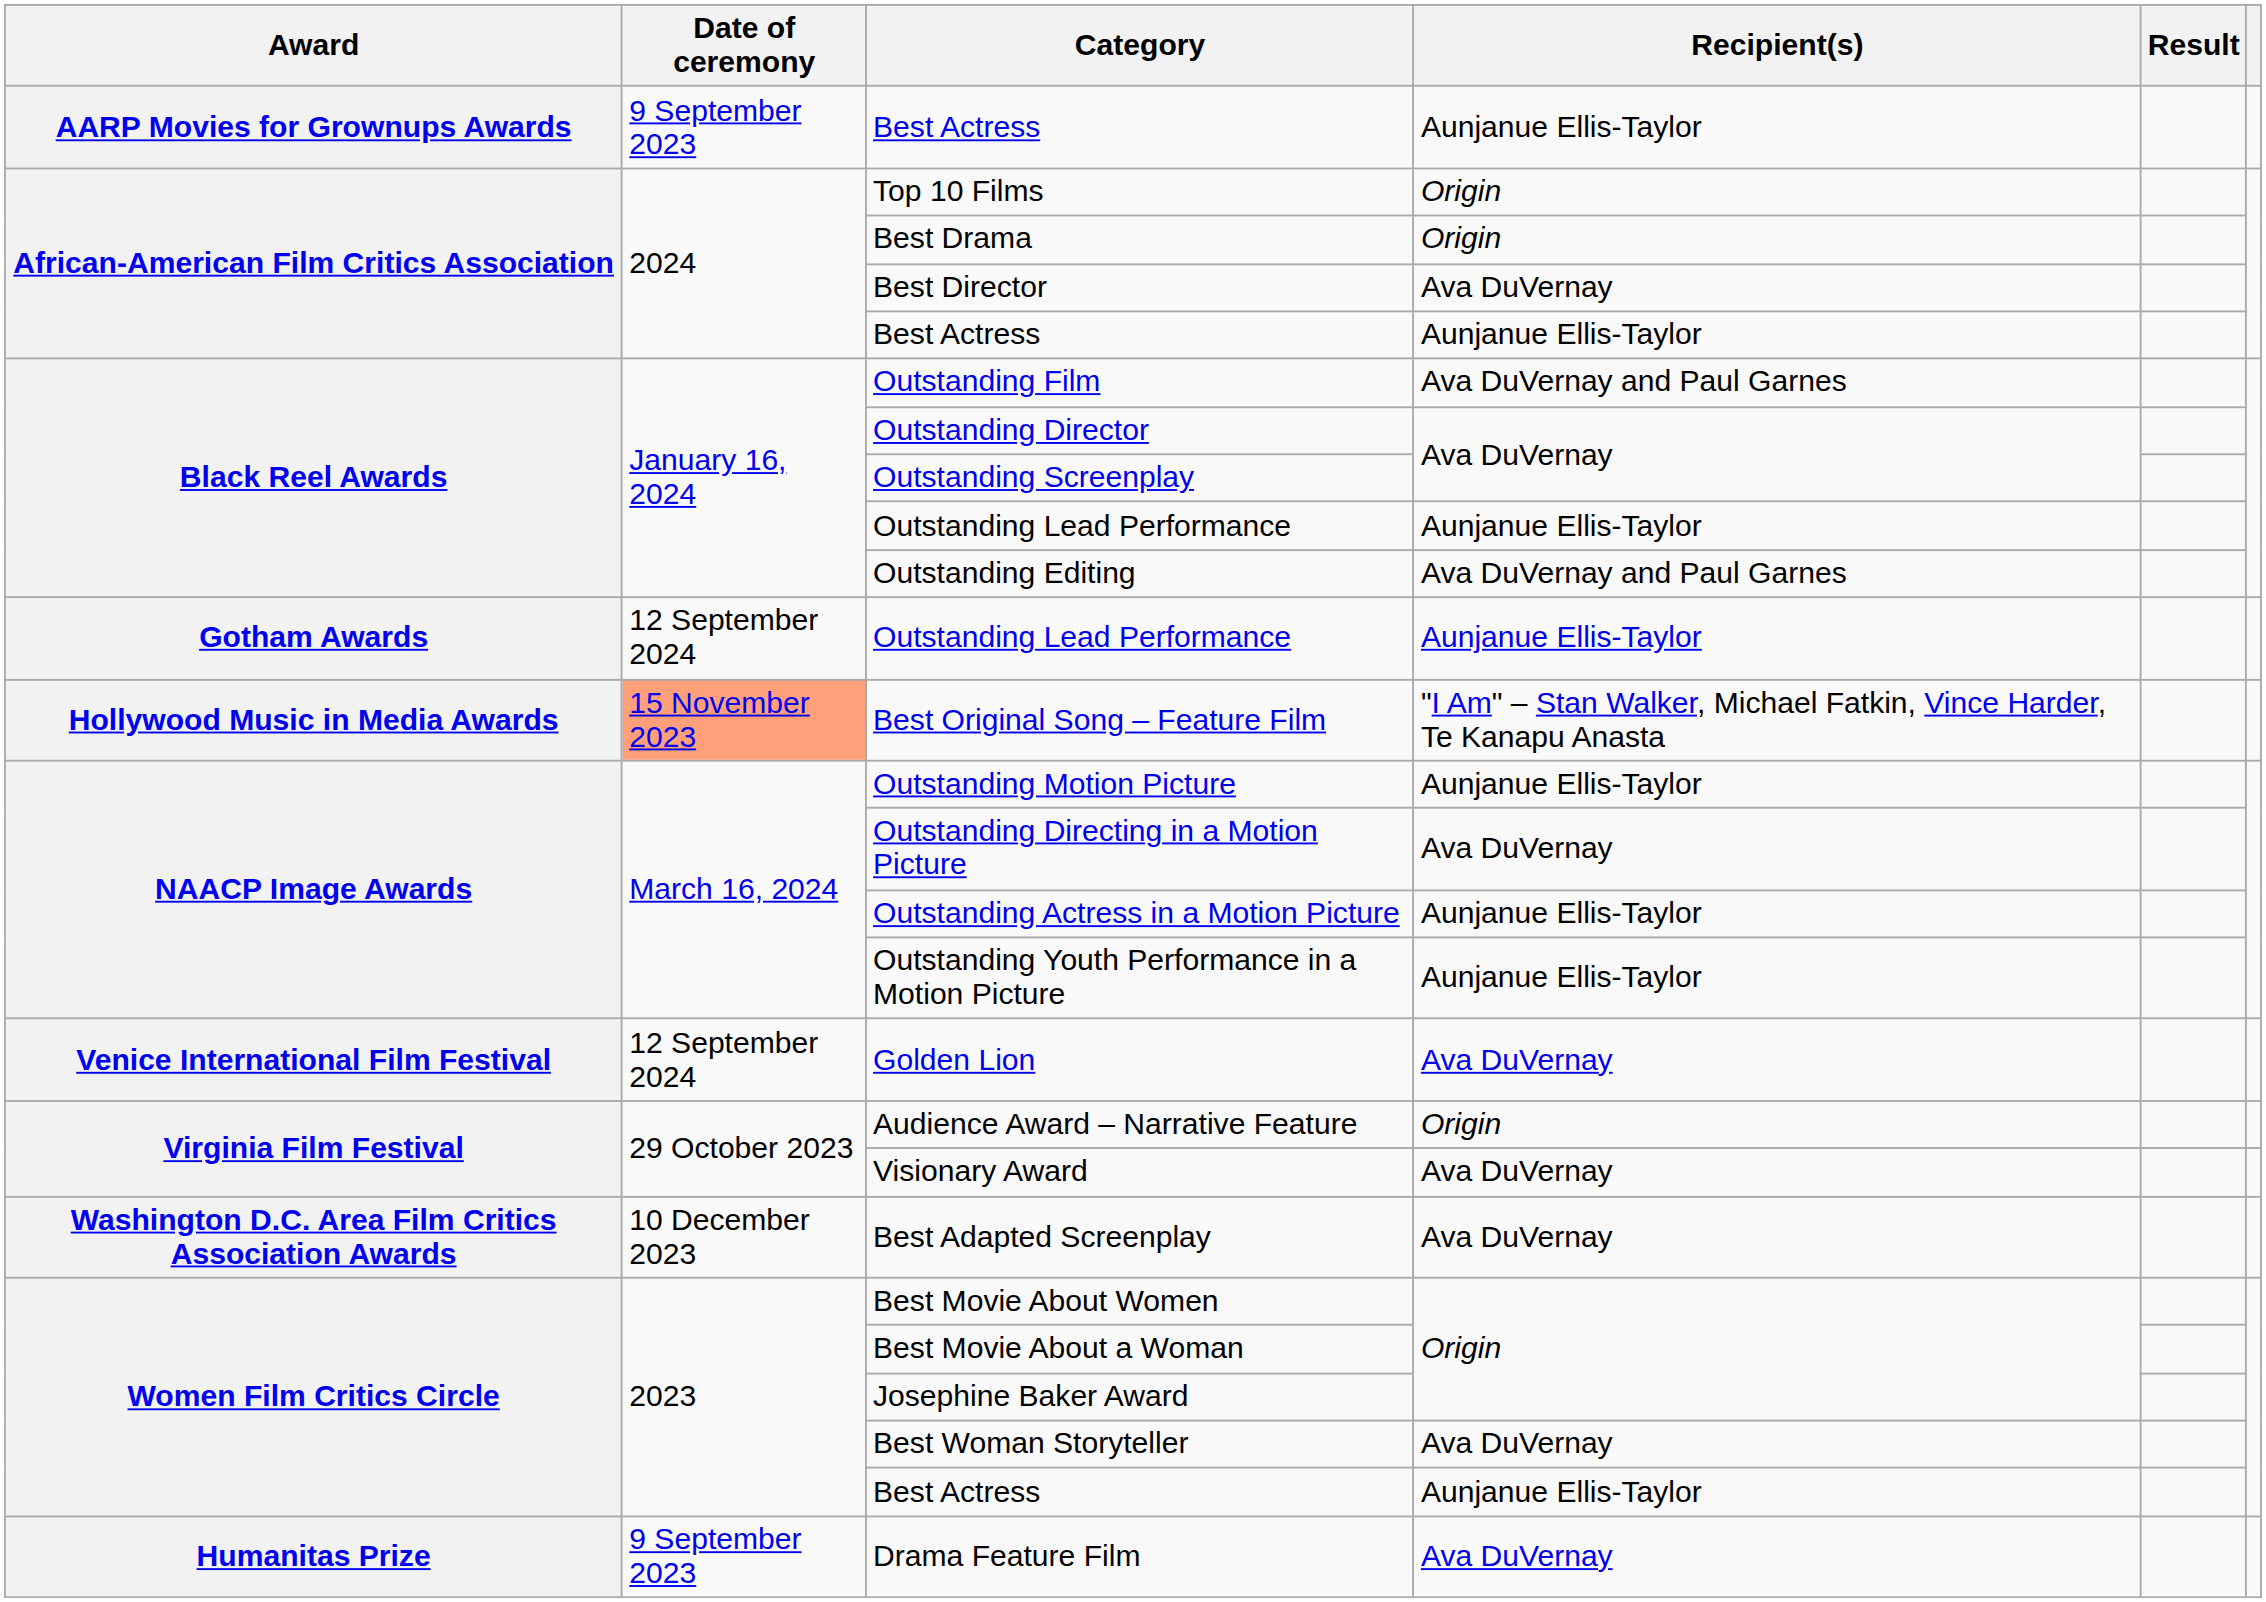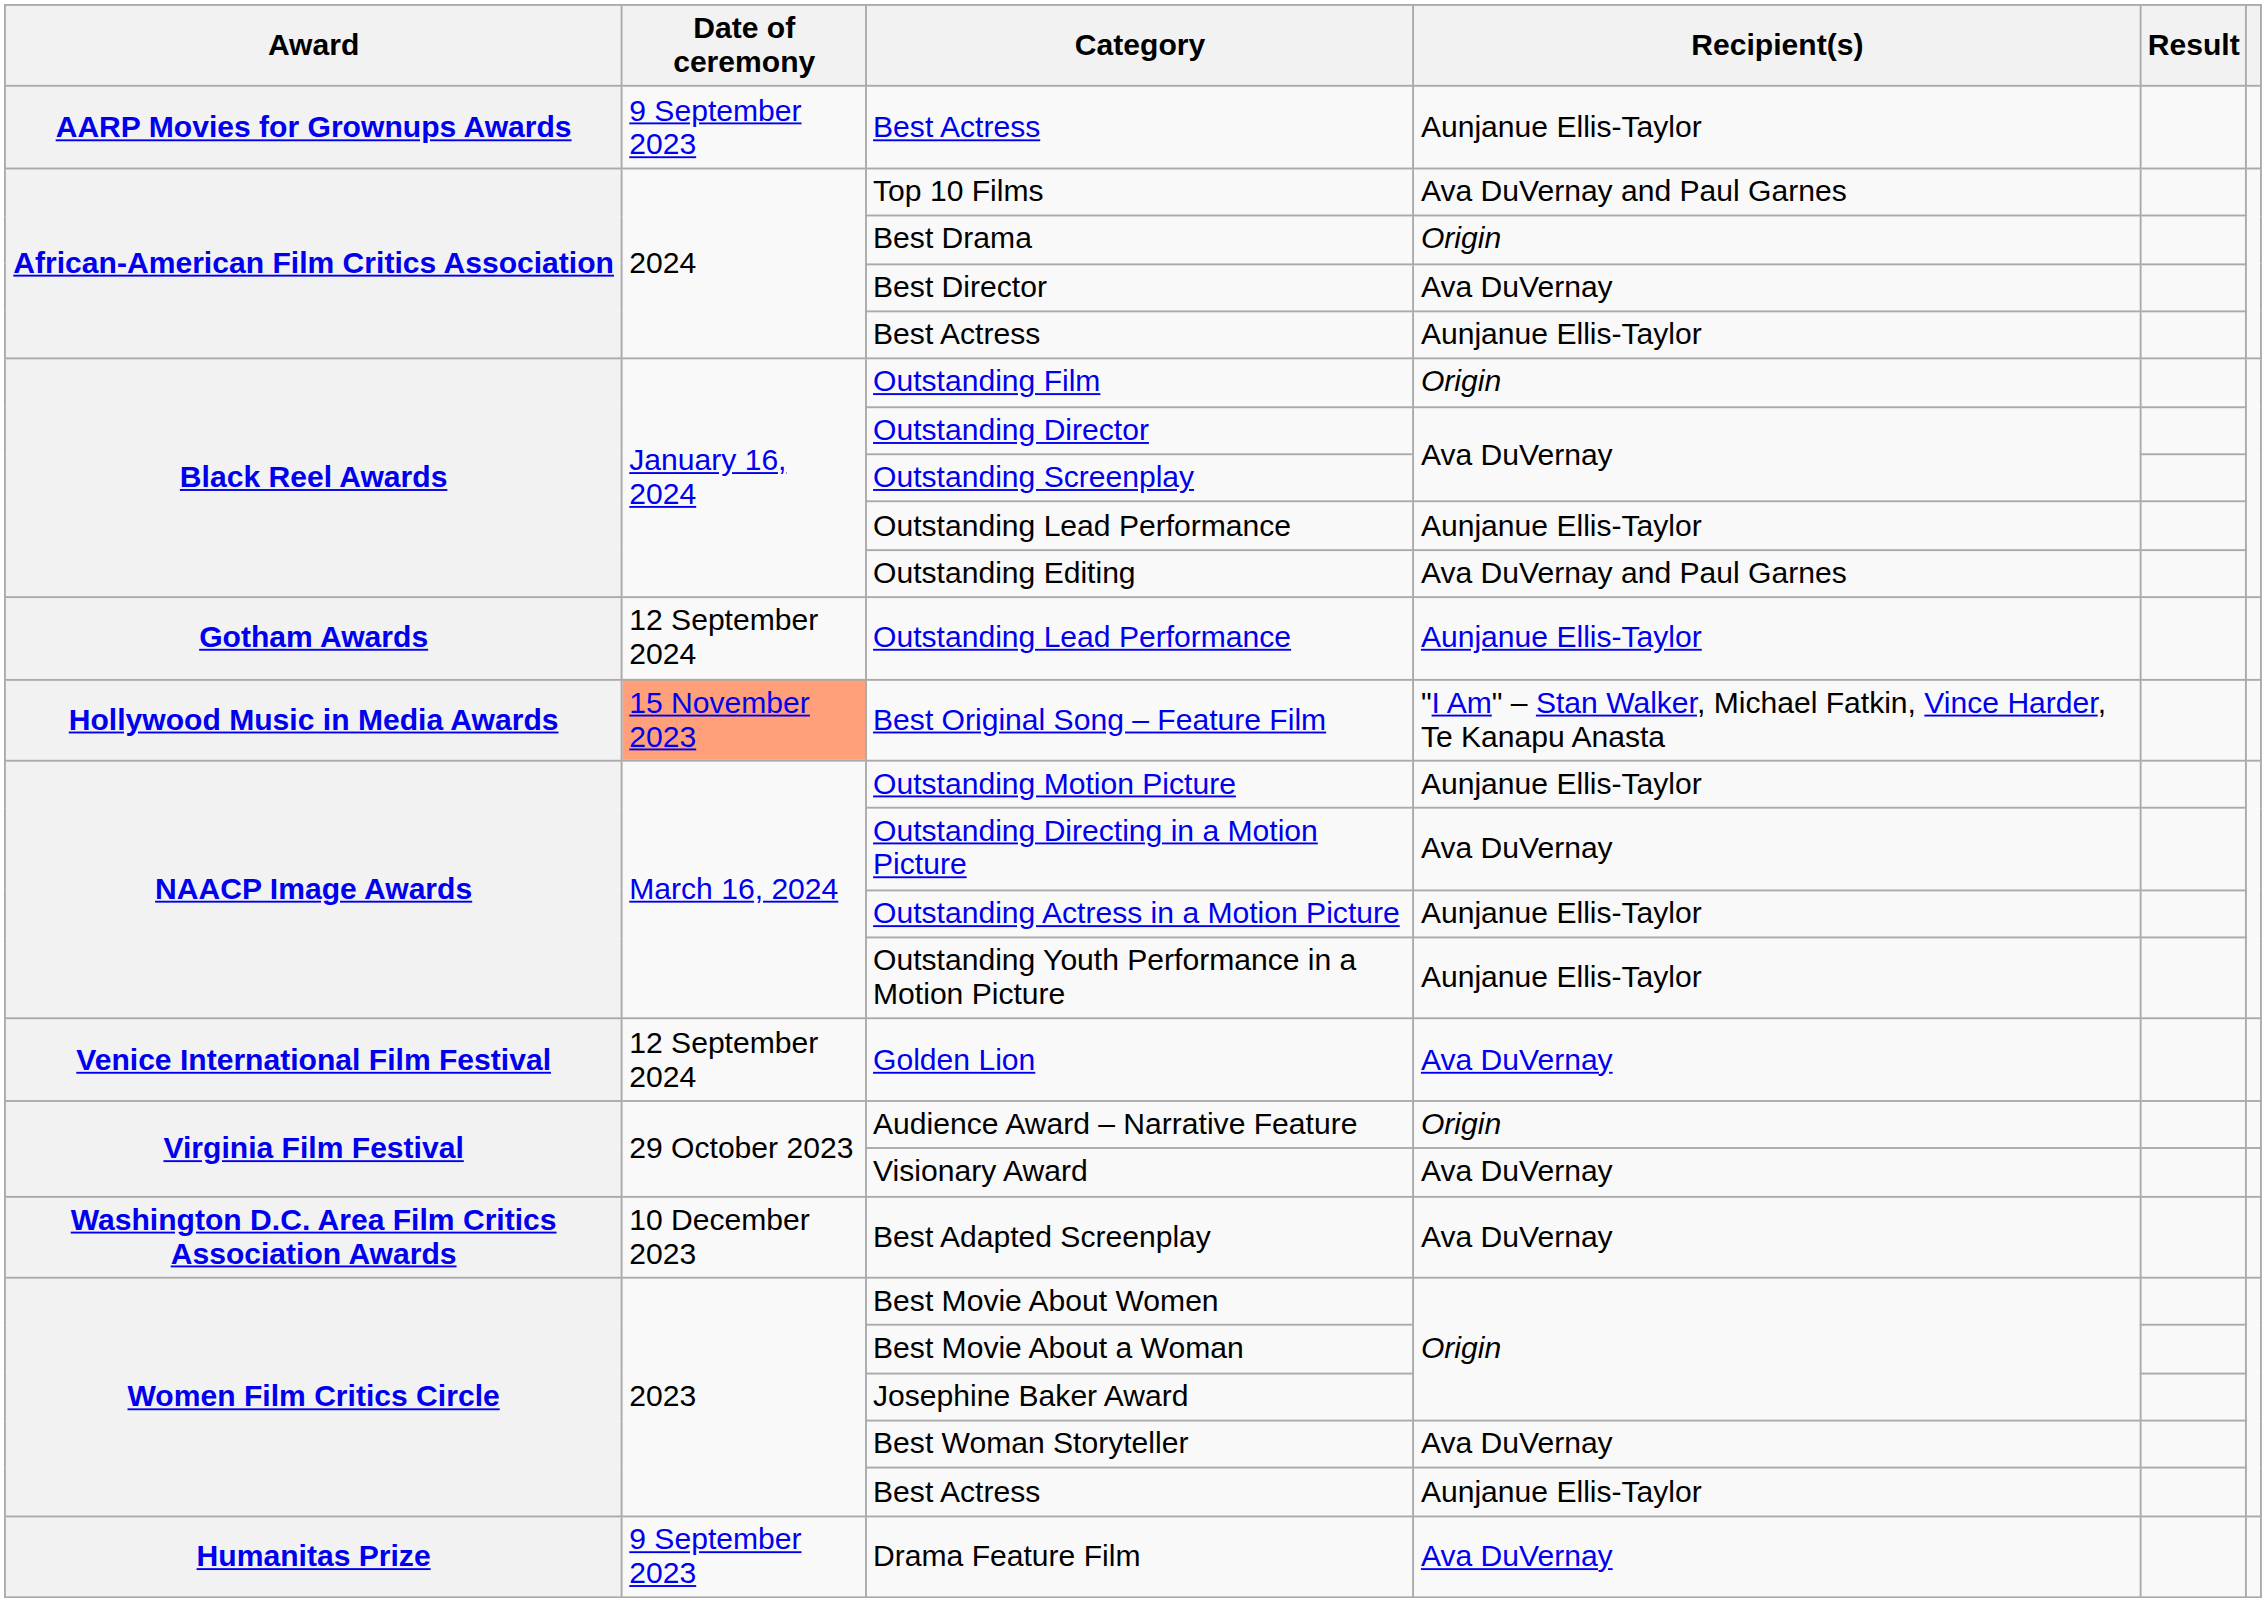(1461, 191) Origin -> (1634, 191) Ava DuVernay and Paul Garnes
(1634, 382) Ava DuVernay and Paul Garnes -> (1461, 382) Origin
